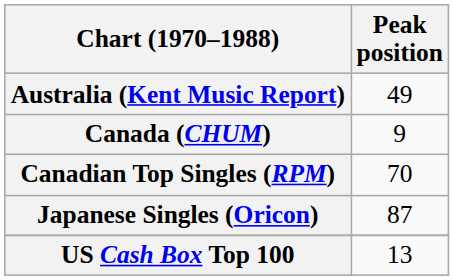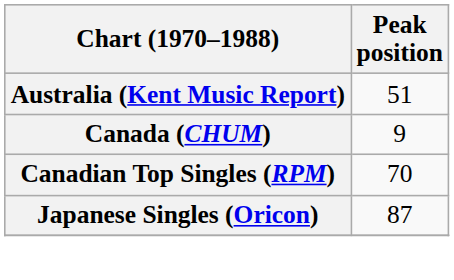(400, 93) 49 -> (400, 93) 51
- row: (178, 255)
